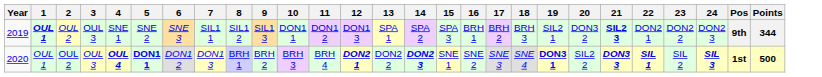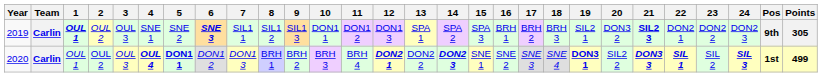+ column: (47, 12)
(179, 33) normal -> (211, 33) bold
(768, 33) 344 -> (800, 33) 305
(768, 59) 500 -> (800, 59) 499
